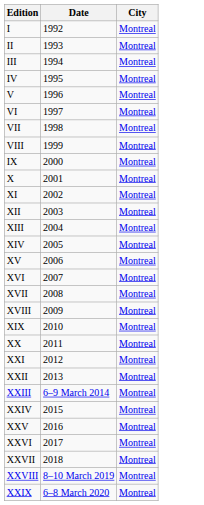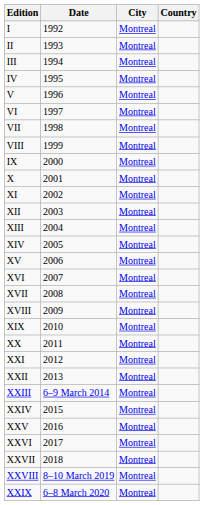+ column: (179, 12)
